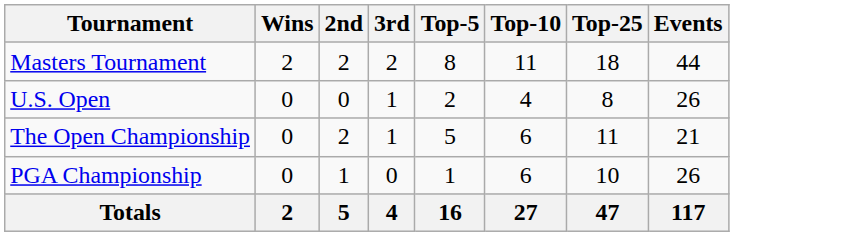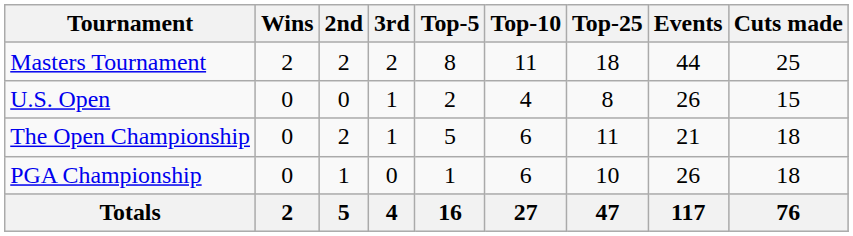+ column: (788, 23)
